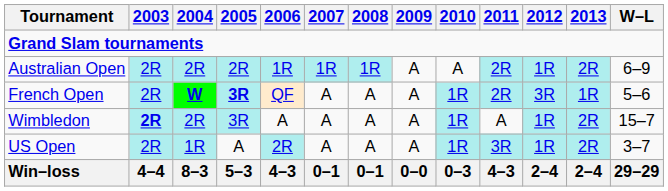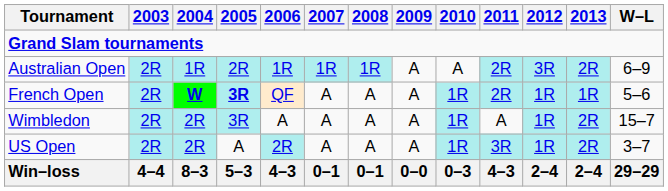(195, 69) 2R -> (195, 69) 1R
(545, 69) 1R -> (545, 69) 3R
(545, 95) 3R -> (545, 95) 1R
(151, 120) bold -> (151, 120) normal
(195, 146) 1R -> (195, 146) 2R
